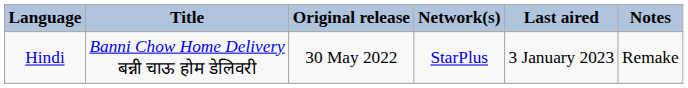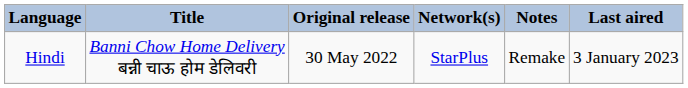columns swapped: (561, 18) <-> (650, 18)
